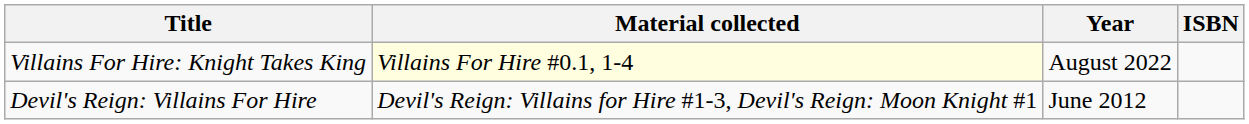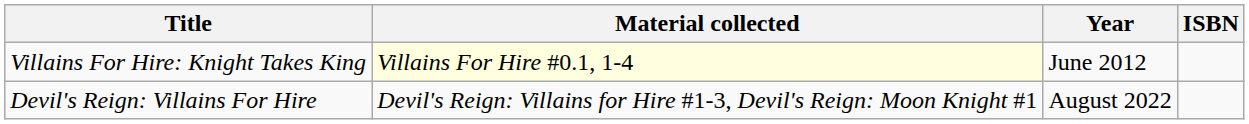(1110, 61) August 2022 -> (1097, 61) June 2012
(1097, 99) June 2012 -> (1110, 99) August 2022
